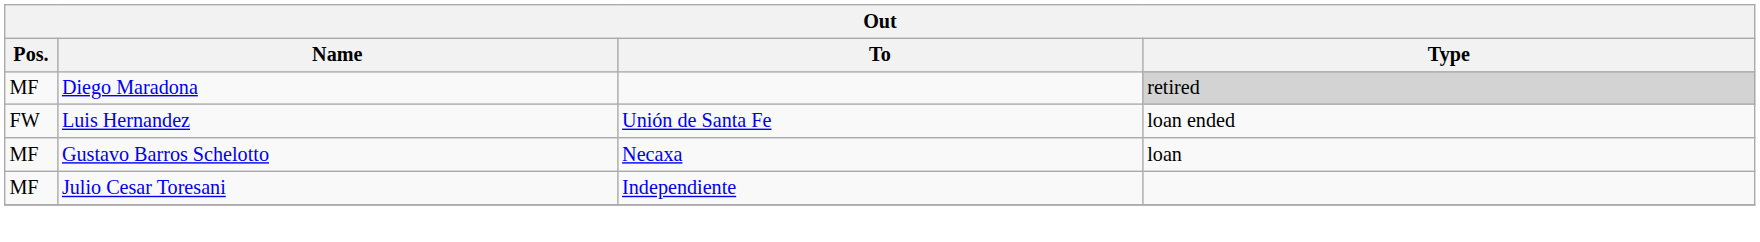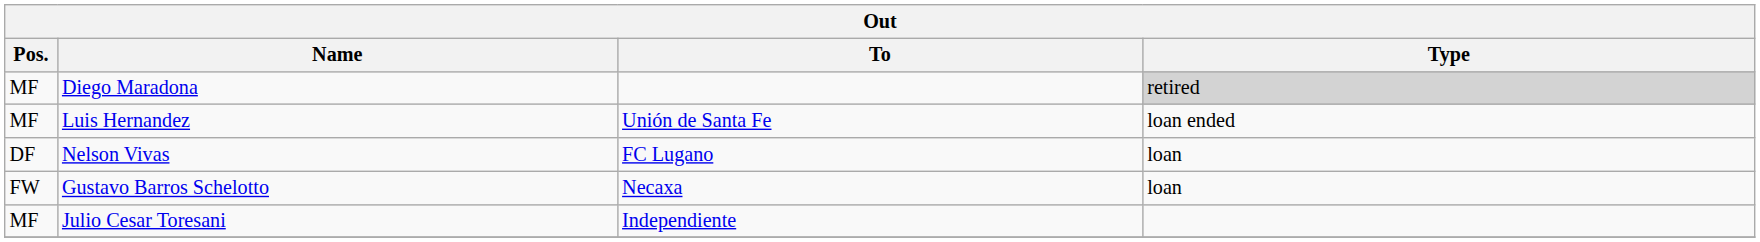(25, 121) FW -> (24, 121) MF
+ row: (116, 154)
(24, 154) MF -> (25, 187) FW
